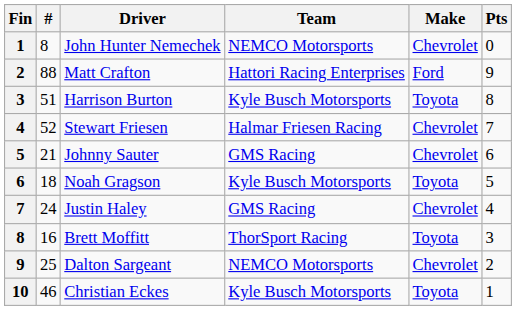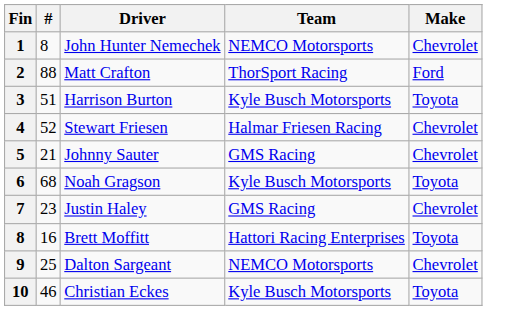- column: (497, 18)
(317, 72) Hattori Racing Enterprises -> (288, 72) ThorSport Racing
(48, 182) 18 -> (48, 182) 68
(48, 209) 24 -> (48, 209) 23
(288, 236) ThorSport Racing -> (317, 236) Hattori Racing Enterprises
